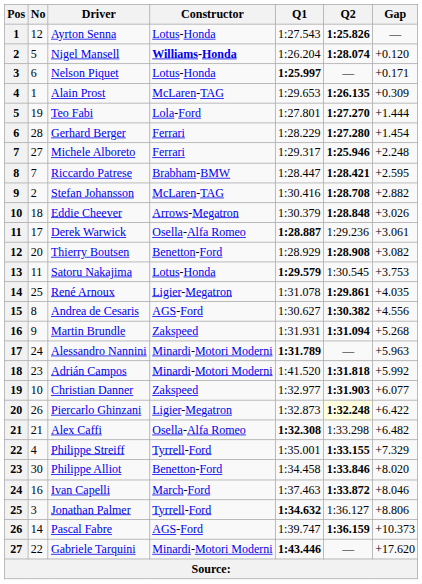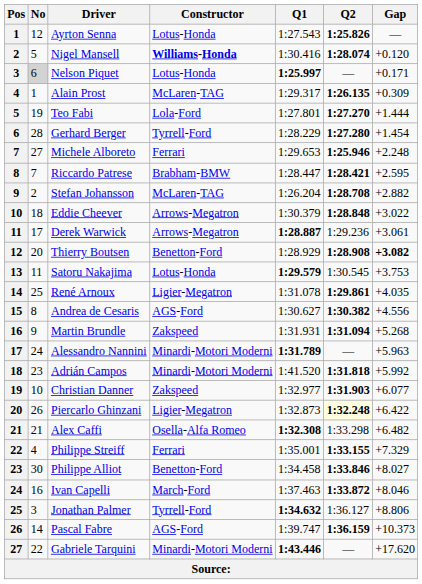(299, 54) 1:26.204 -> (299, 54) 1:30.416
(34, 73) no background -> (34, 73) lightgrey background
(299, 93) 1:29.653 -> (299, 93) 1:29.317
(169, 133) Ferrari -> (182, 133) Tyrrell-Ford
(299, 153) 1:29.317 -> (299, 153) 1:29.653
(299, 192) 1:30.416 -> (299, 192) 1:26.204
(392, 212) +3.026 -> (392, 212) +3.022
(199, 232) Osella-Alfa Romeo -> (196, 232) Arrows-Megatron
(392, 252) normal -> (392, 252) bold
(182, 450) Tyrrell-Ford -> (169, 450) Ferrari
(392, 469) +8.020 -> (392, 469) +8.027
